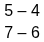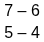rows swapped: (22, 32) <-> (22, 10)
